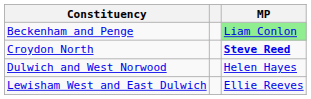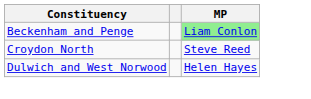(257, 49) bold -> (217, 49) normal
- row: (107, 85)
